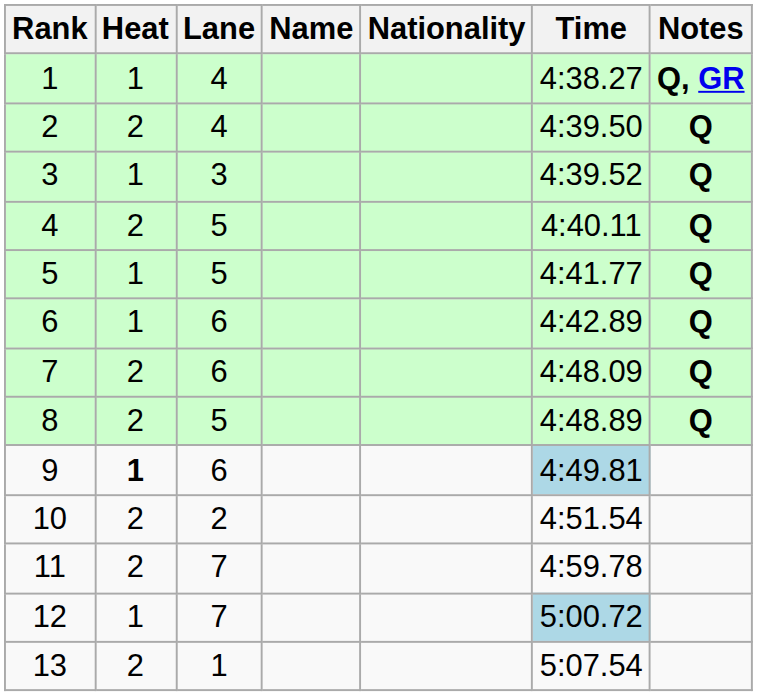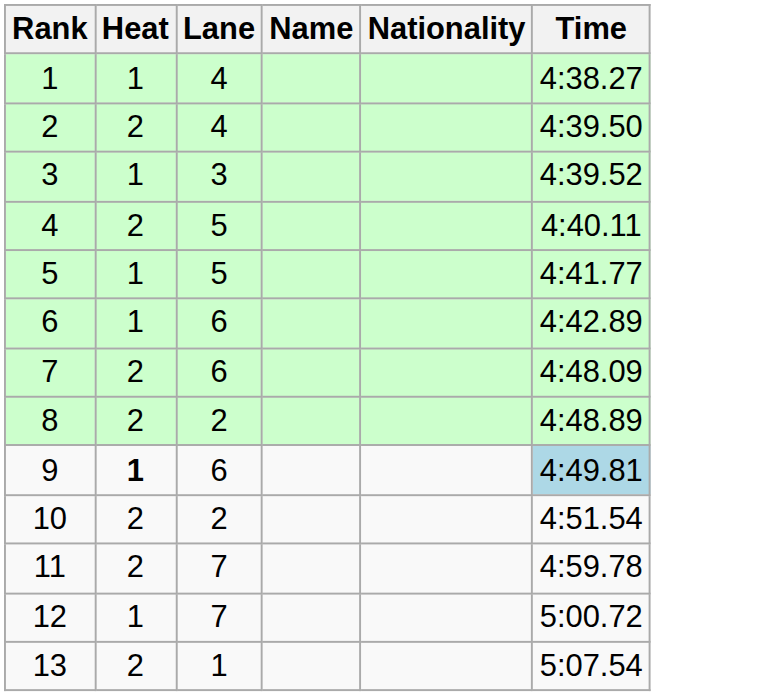- column: (701, 28)
(219, 420) 5 -> (219, 420) 2
(591, 616) lightblue background -> (591, 616) no background
